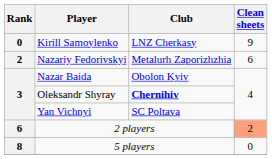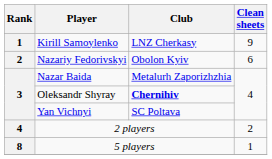(20, 42) 0 -> (20, 42) 1
(181, 59) Metalurh Zaporizhzhia -> (160, 59) Obolon Kyiv
(160, 77) Obolon Kyiv -> (181, 77) Metalurh Zaporizhzhia
(20, 128) 6 -> (20, 128) 4
(250, 128) lightsalmon background -> (250, 128) no background
(250, 146) 0 -> (250, 146) 1
